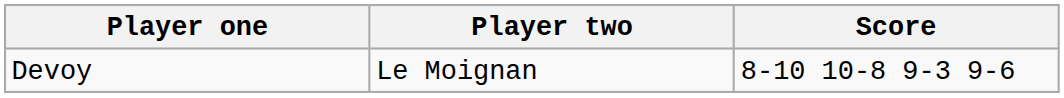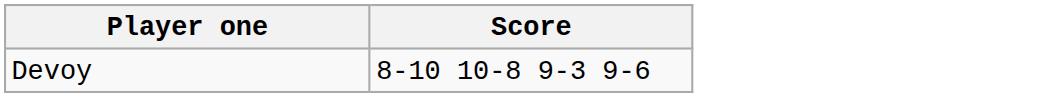- column: (552, 27)
